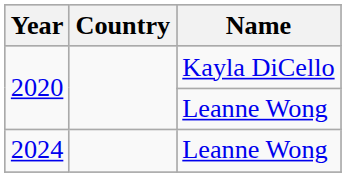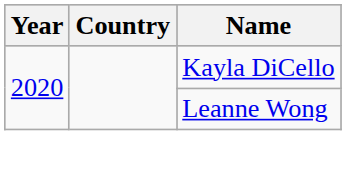- row: (37, 150)
